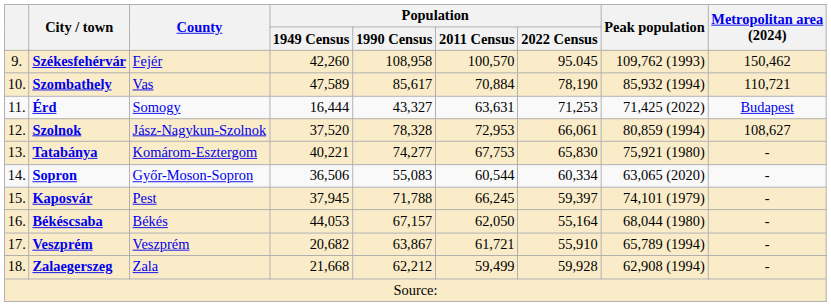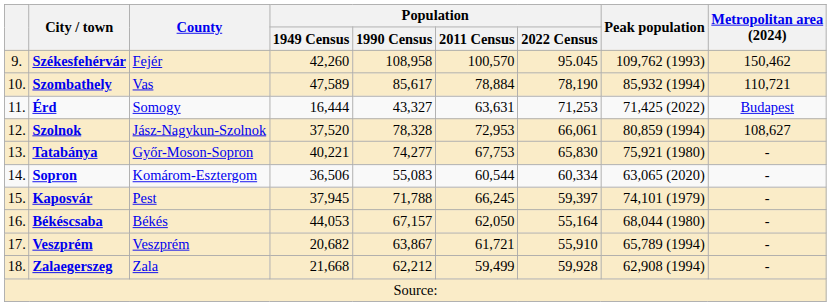(495, 84) 70,884 -> (495, 84) 78,884
(195, 152) Komárom-Esztergom -> (193, 152) Győr-Moson-Sopron
(193, 175) Győr-Moson-Sopron -> (195, 175) Komárom-Esztergom
